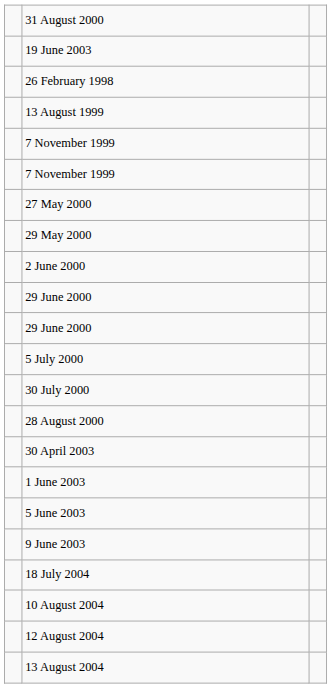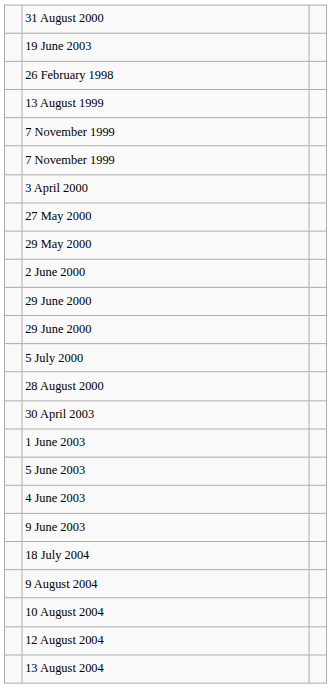+ row: (13, 189)
- row: (13, 390)
+ row: (13, 499)
+ row: (13, 584)
